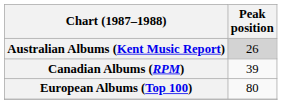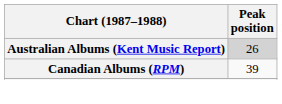- row: (116, 88)
